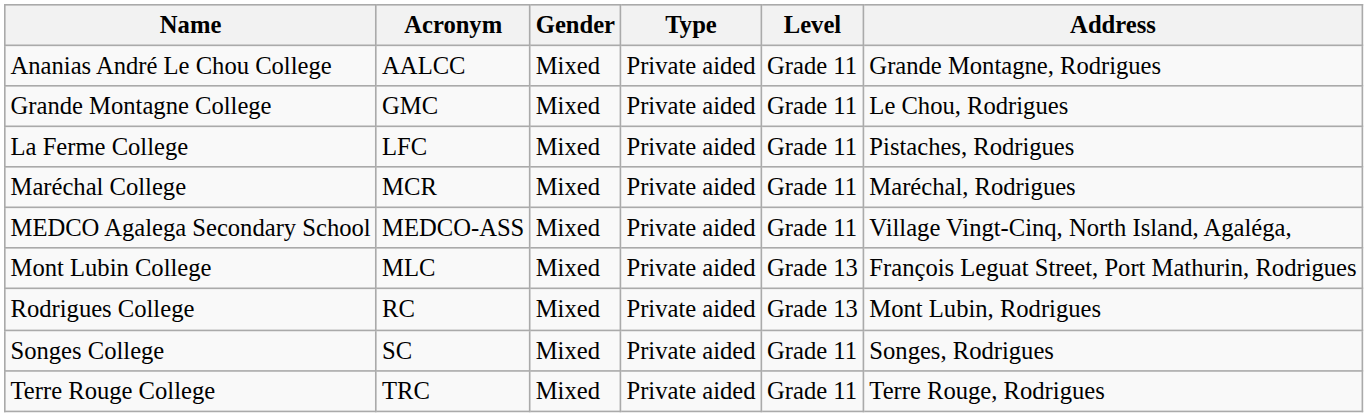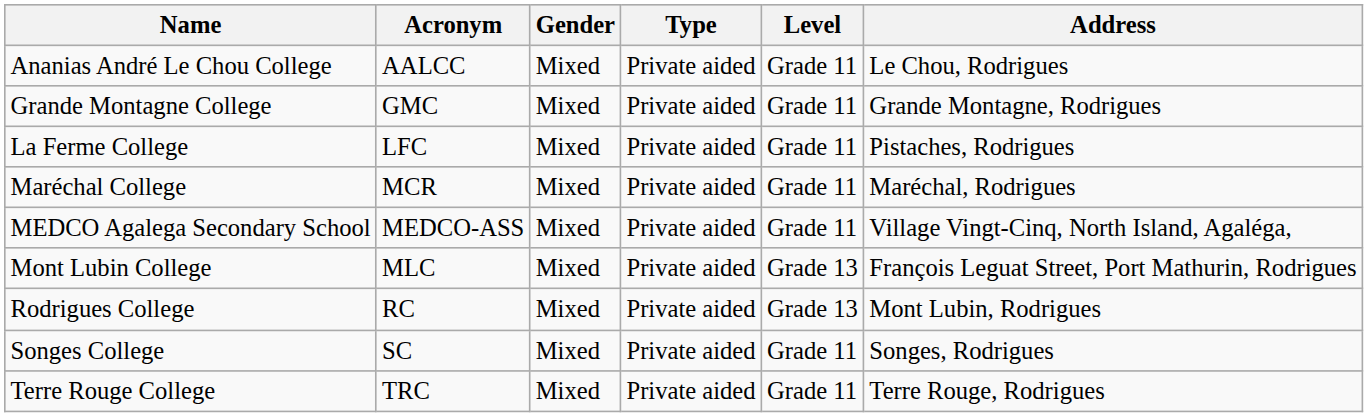(1015, 65) Grande Montagne, Rodrigues -> (969, 65) Le Chou, Rodrigues
(969, 106) Le Chou, Rodrigues -> (1015, 106) Grande Montagne, Rodrigues
